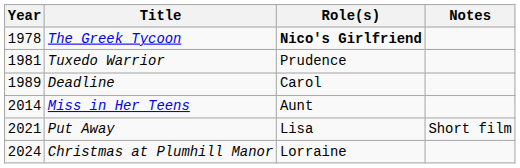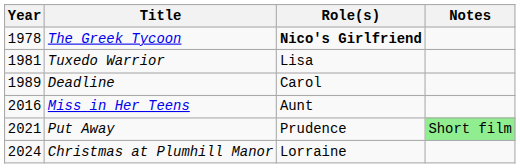(313, 61) Prudence -> (297, 61) Lisa
(25, 107) 2014 -> (25, 107) 2016
(297, 129) Lisa -> (313, 129) Prudence
(470, 129) no background -> (470, 129) lightgreen background
